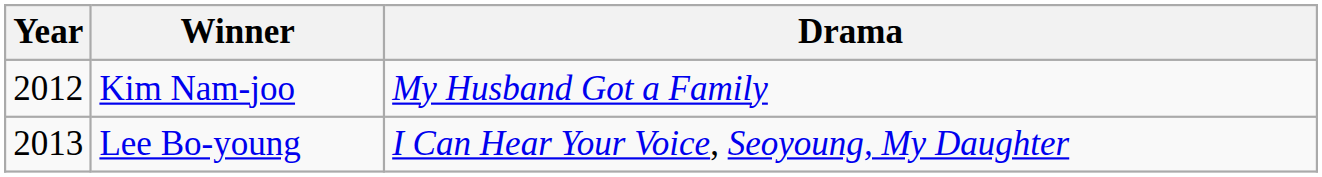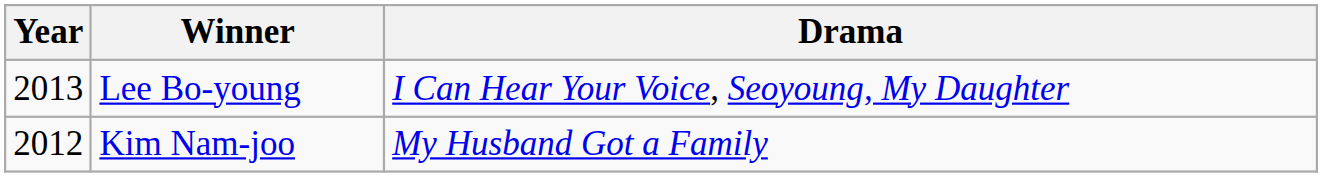rows swapped: (197, 87) <-> (200, 143)
